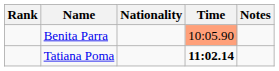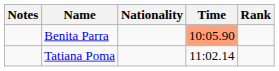columns swapped: (23, 14) <-> (255, 14)
(211, 55) bold -> (212, 55) normal
